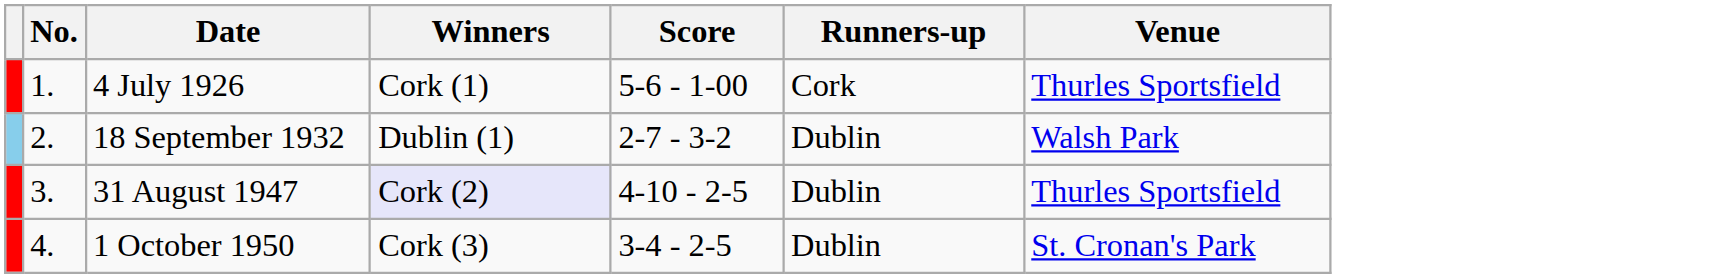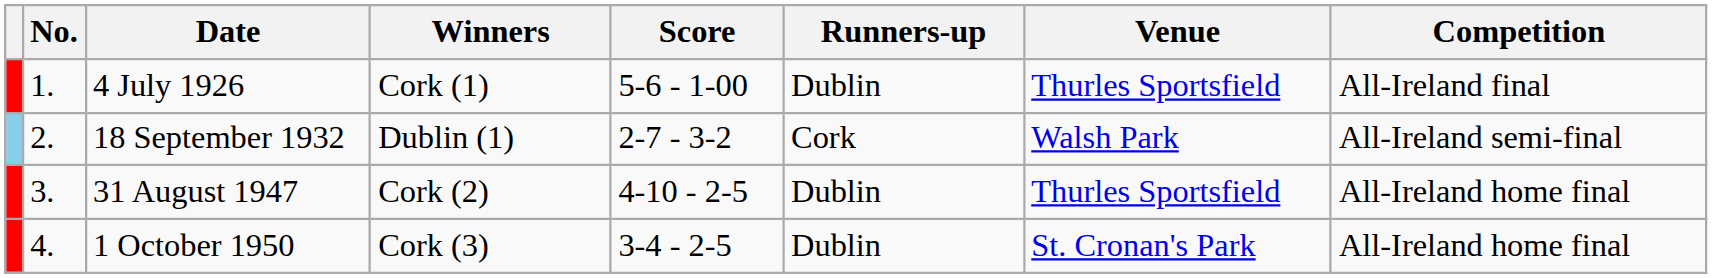+ column: (1519, 31)
(823, 85) Cork -> (836, 85) Dublin
(836, 138) Dublin -> (823, 138) Cork
(434, 191) lavender background -> (434, 191) no background
